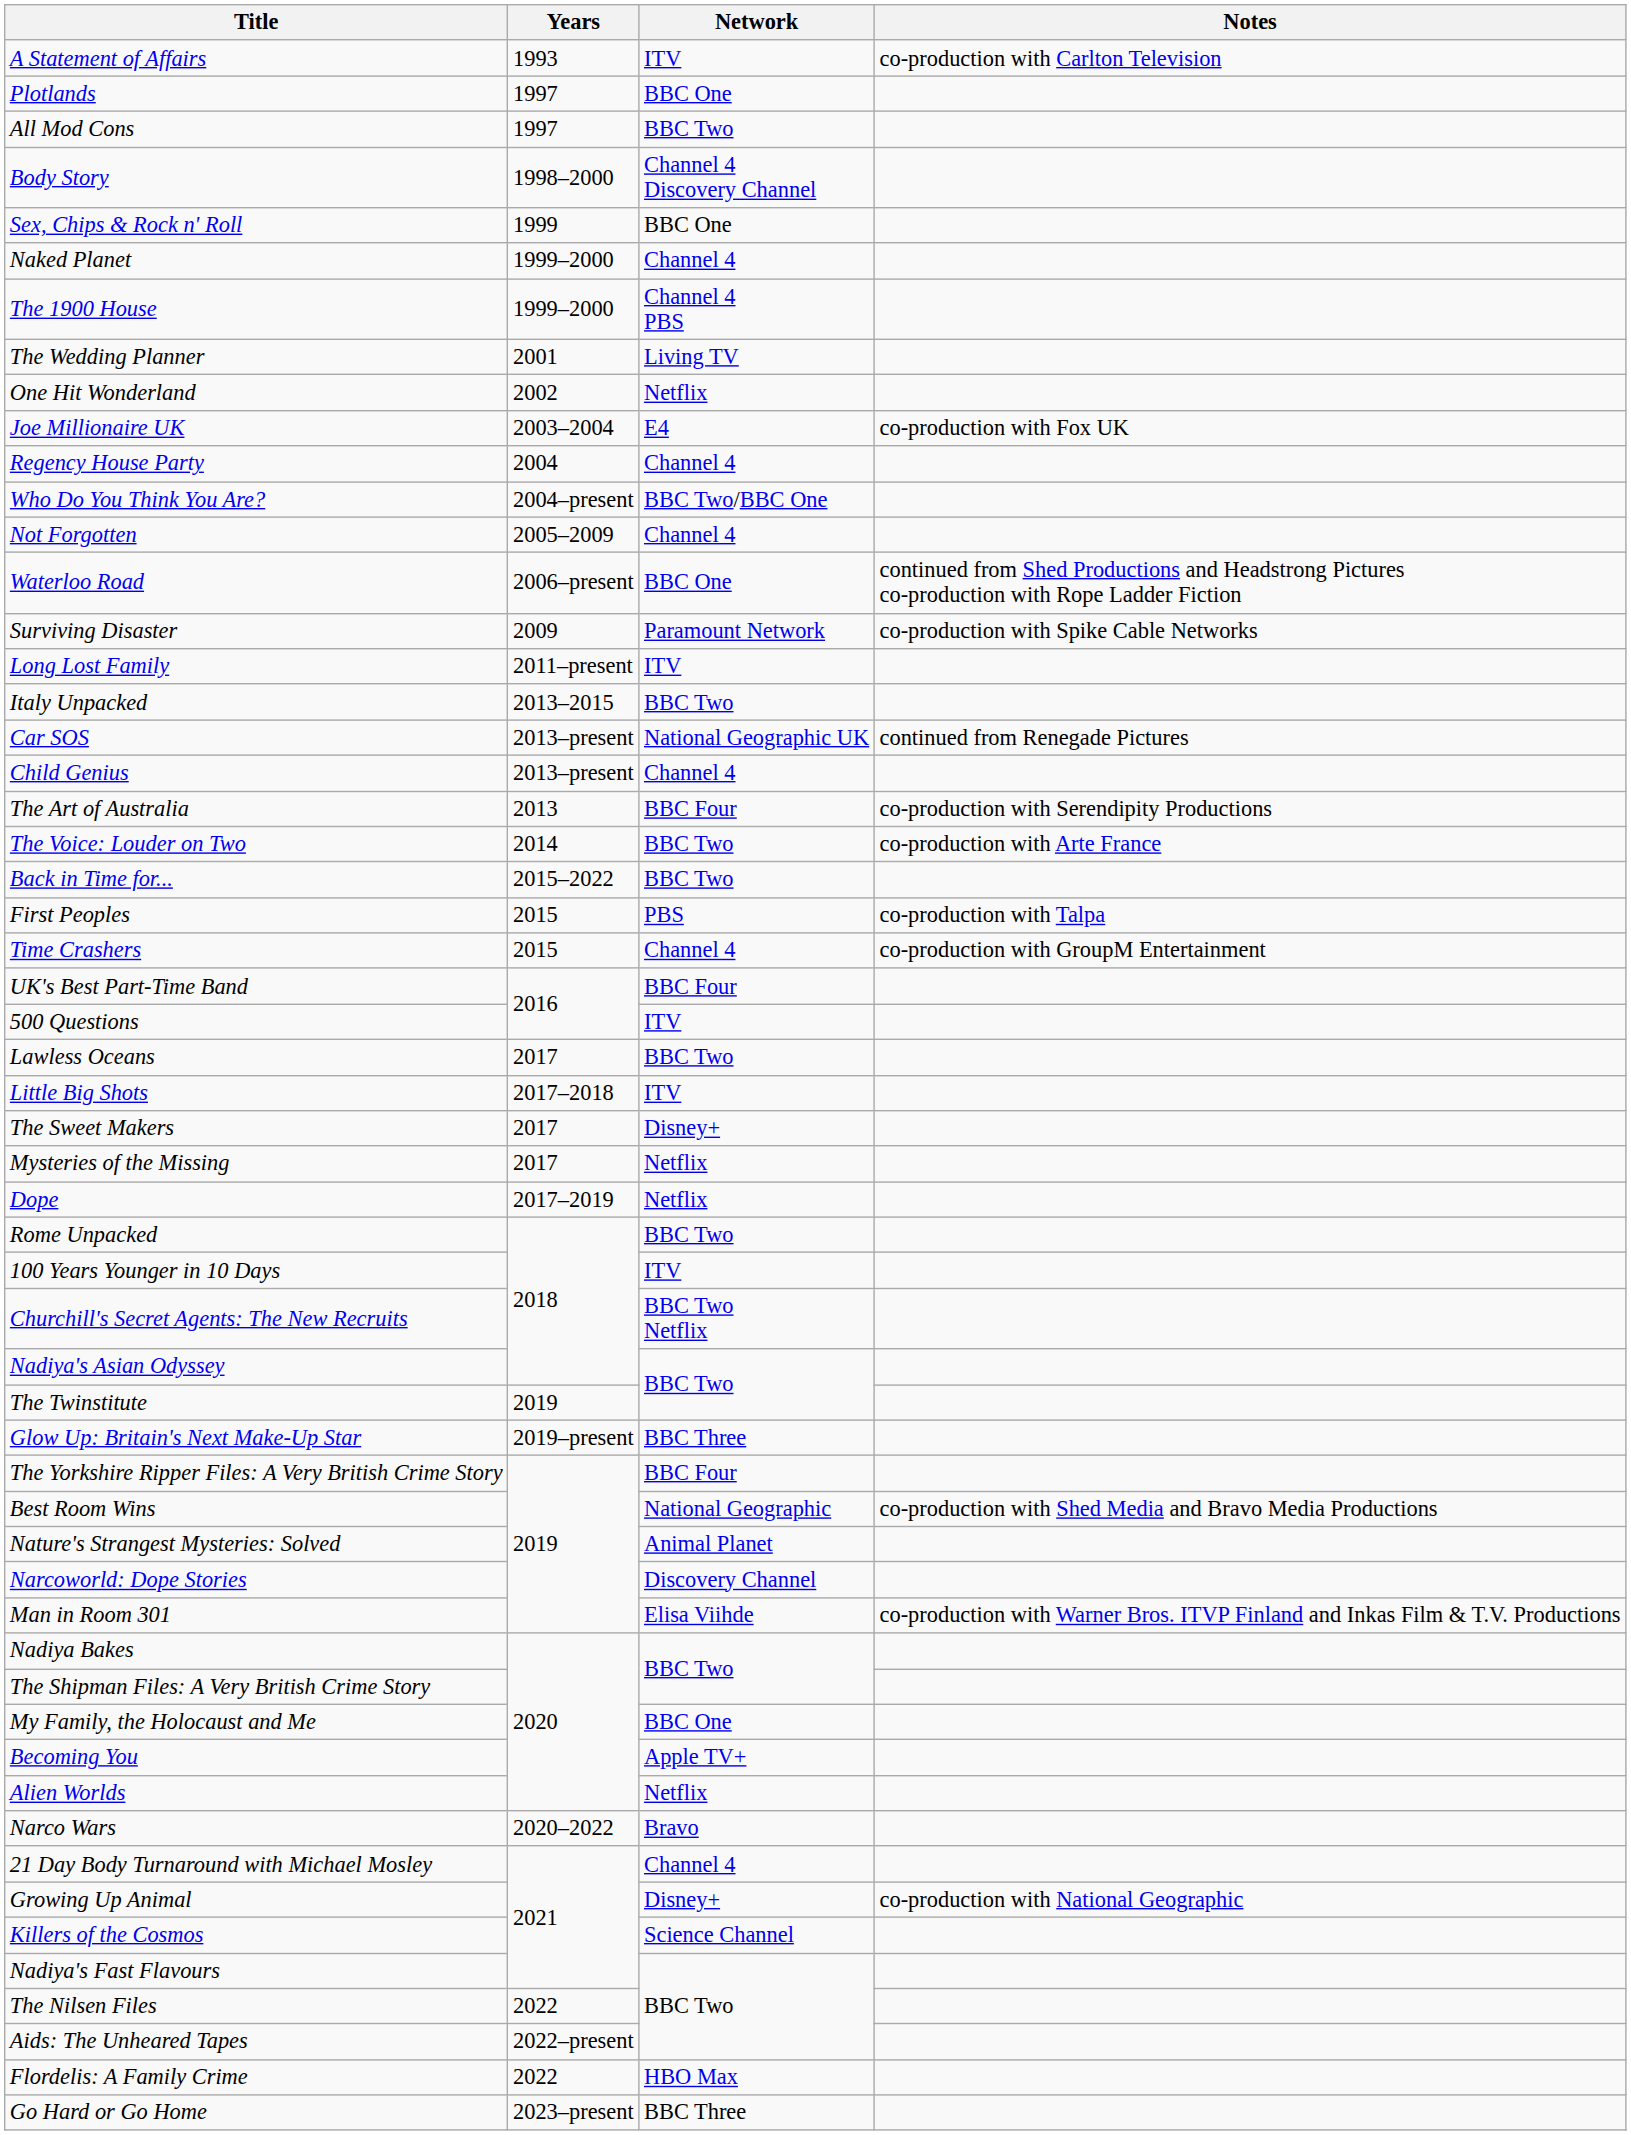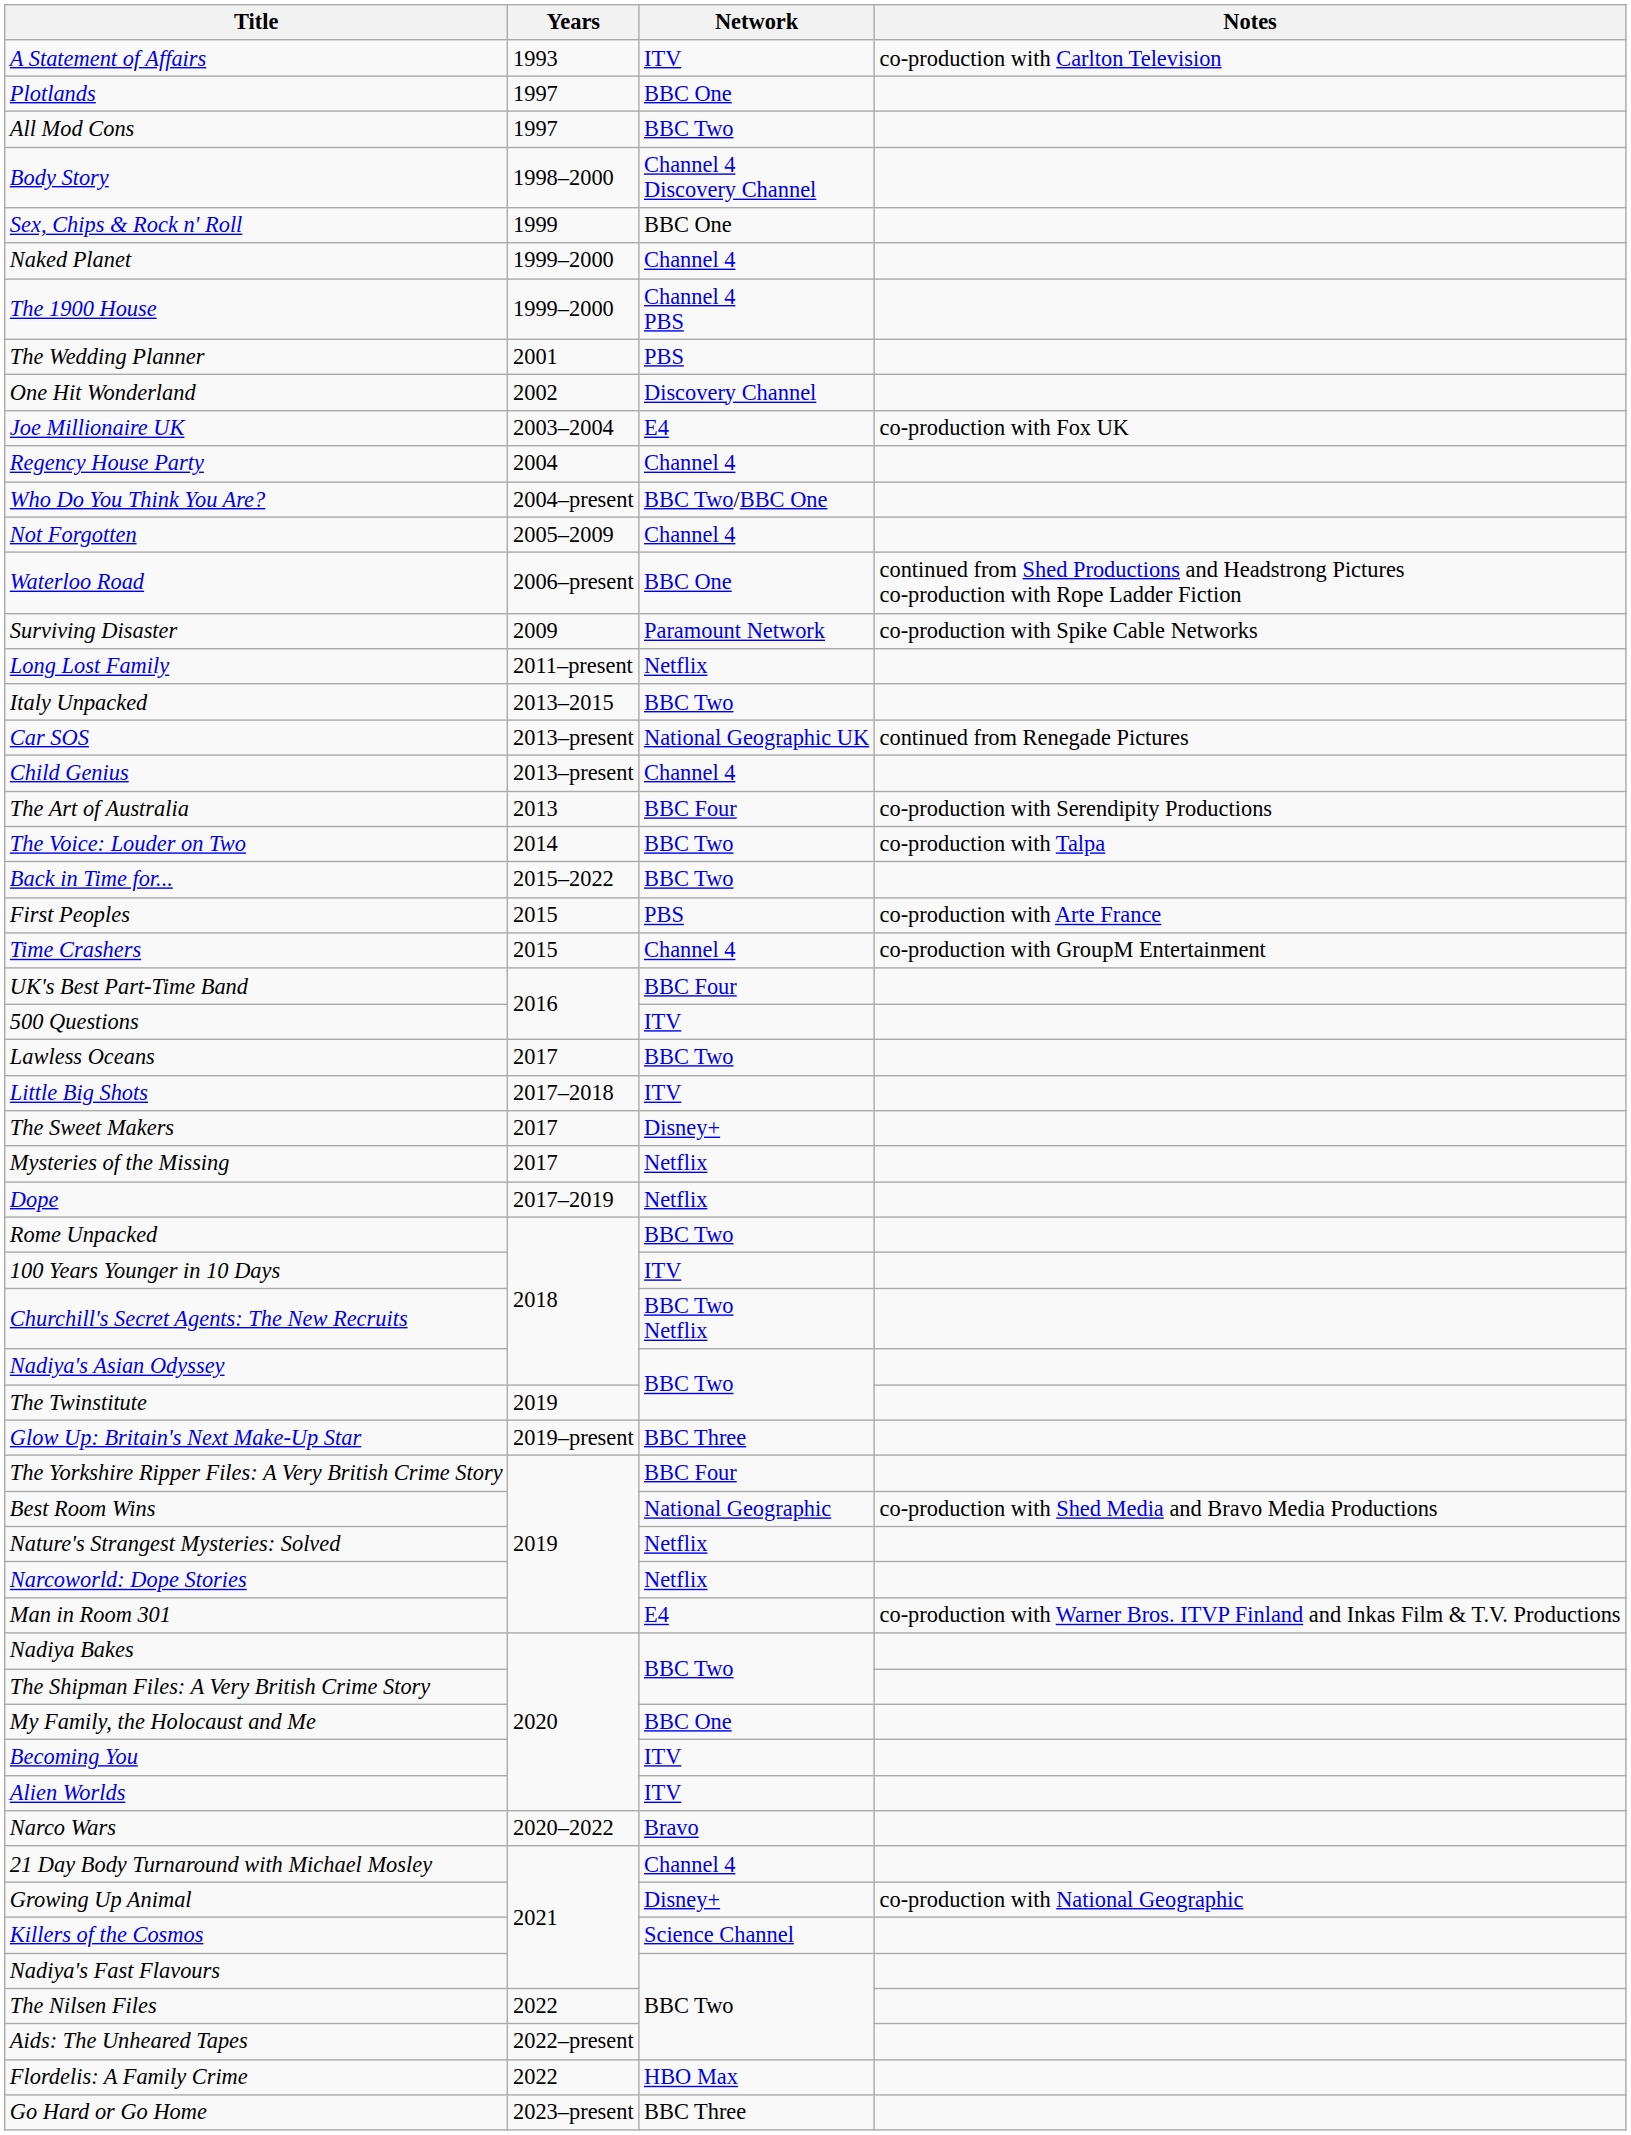(691, 356) Living TV -> (664, 356) PBS
(676, 392) Netflix -> (730, 392) Discovery Channel
(663, 666) ITV -> (676, 666) Netflix
(1020, 843) co-production with Arte France -> (992, 843) co-production with Talpa
(992, 914) co-production with Talpa -> (1020, 914) co-production with Arte France
(708, 1544) Animal Planet -> (676, 1544) Netflix
(730, 1579) Discovery Channel -> (676, 1579) Netflix
(699, 1615) Elisa Viihde -> (656, 1615) E4
(695, 1757) Apple TV+ -> (663, 1757) ITV
(676, 1792) Netflix -> (663, 1792) ITV
